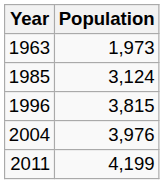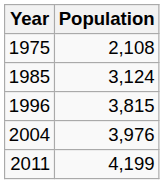- row: (30, 48)
+ row: (30, 48)
